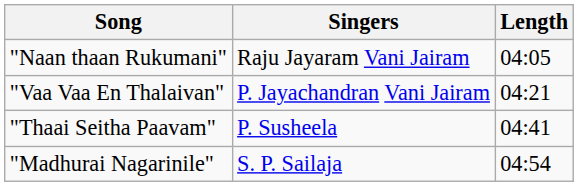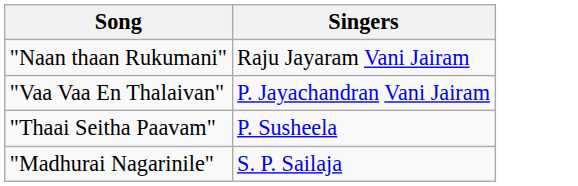- column: (534, 22)
